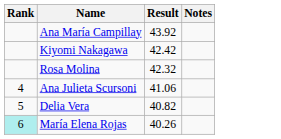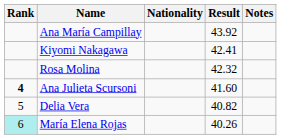+ column: (175, 13)
(163, 50) 42.42 -> (224, 50) 42.41
(21, 87) normal -> (21, 87) bold
(163, 87) 41.06 -> (224, 87) 41.60
